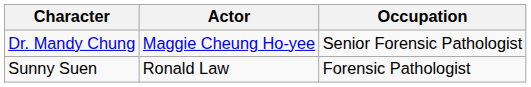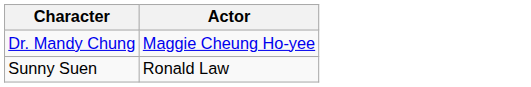- column: (422, 17)
